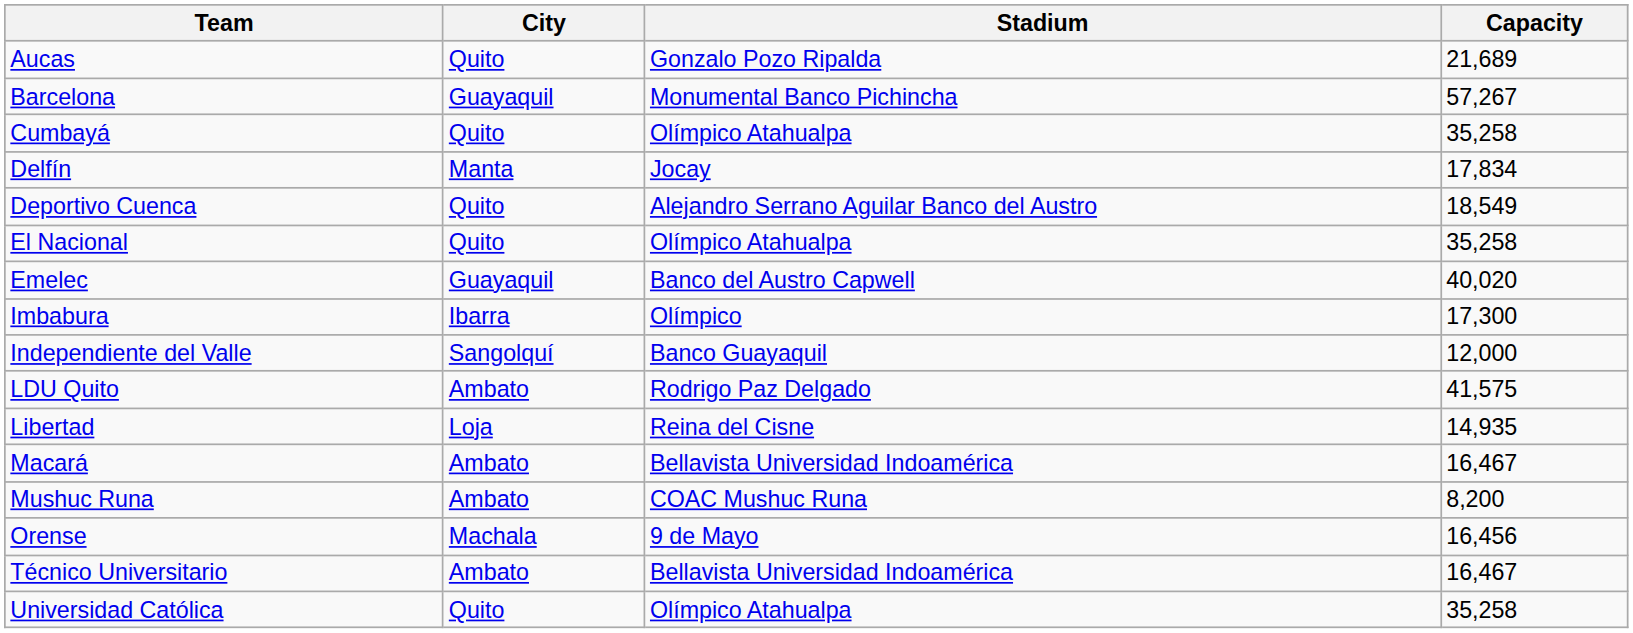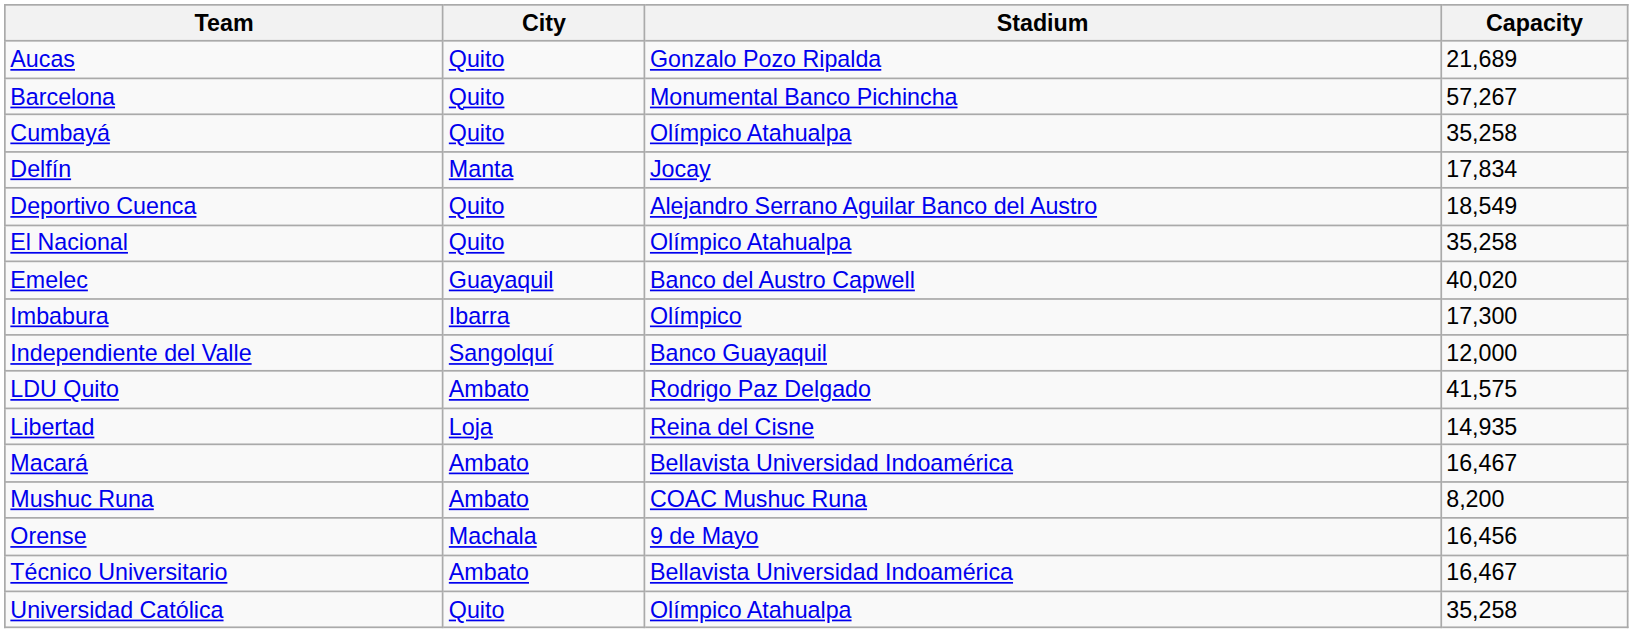(501, 96) Guayaquil -> (477, 96) Quito
